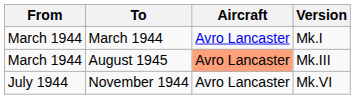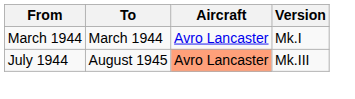(45, 60) March 1944 -> (38, 60) July 1944
- row: (139, 82)
